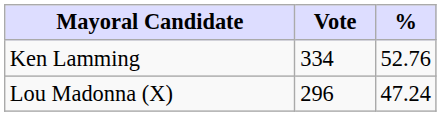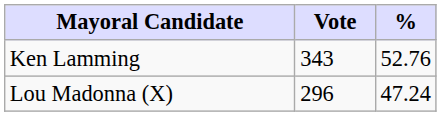(317, 57) 334 -> (317, 57) 343
